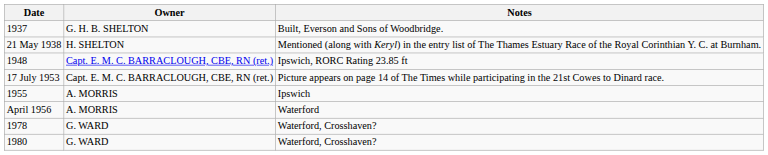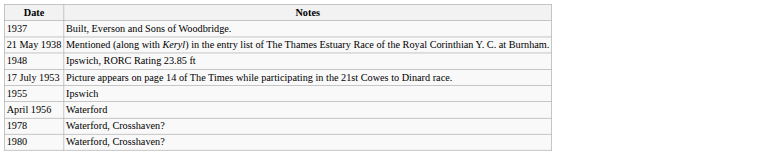- column: (170, 12)
